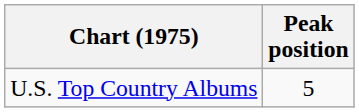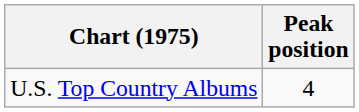(309, 87) 5 -> (309, 87) 4
